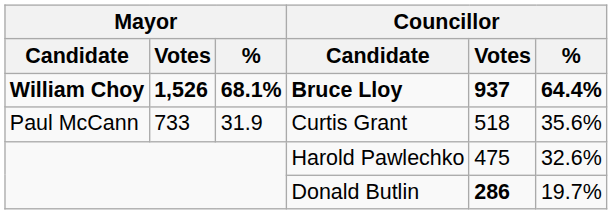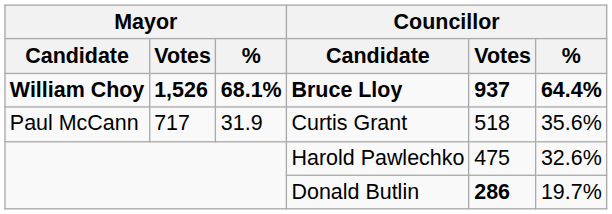(172, 123) 733 -> (172, 123) 717
